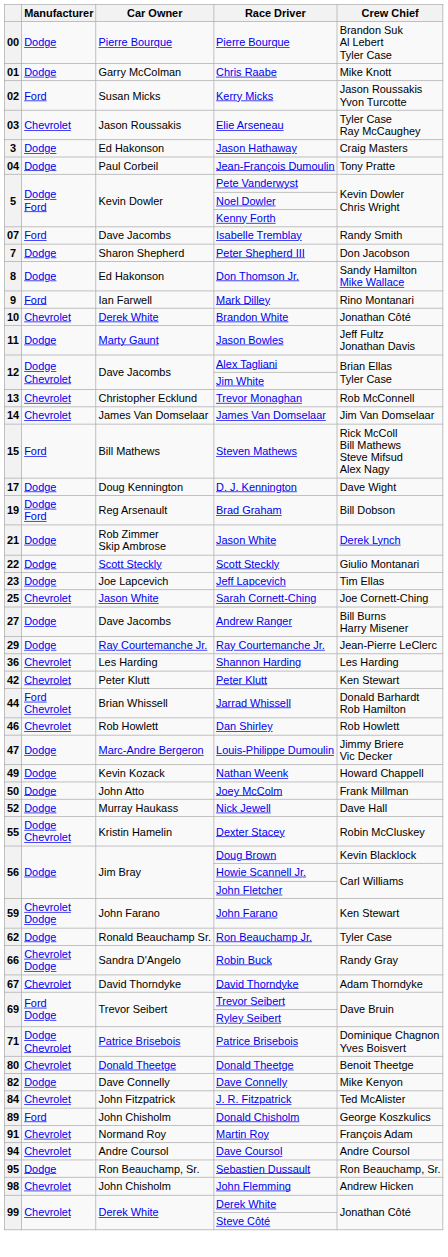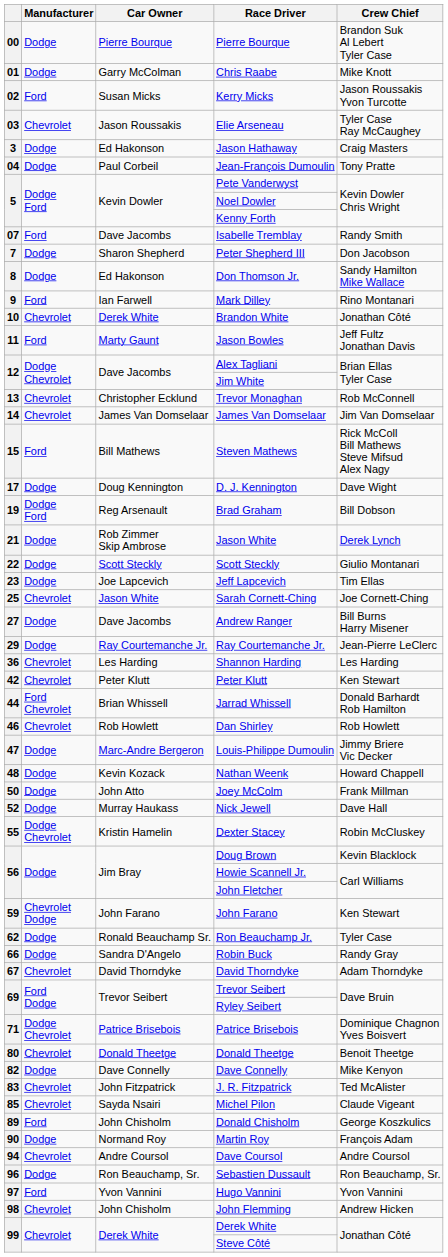(40, 340) Dodge -> (35, 340) Ford
(13, 774) 49 -> (13, 774) 48
(48, 960) Chevrolet Dodge -> (40, 954) Dodge
(13, 1100) 84 -> (13, 1088) 83
+ row: (246, 1105)
(13, 1134) 91 -> (13, 1140) 90
(48, 1134) Chevrolet -> (40, 1140) Dodge
(13, 1169) 95 -> (13, 1174) 96
+ row: (249, 1191)
